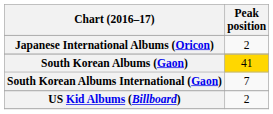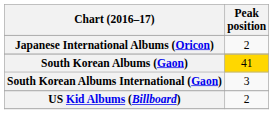(247, 81) 7 -> (247, 81) 3
